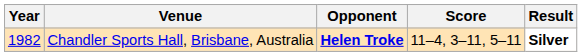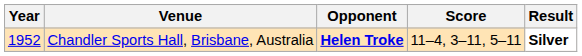(24, 40) 1982 -> (24, 40) 1952
